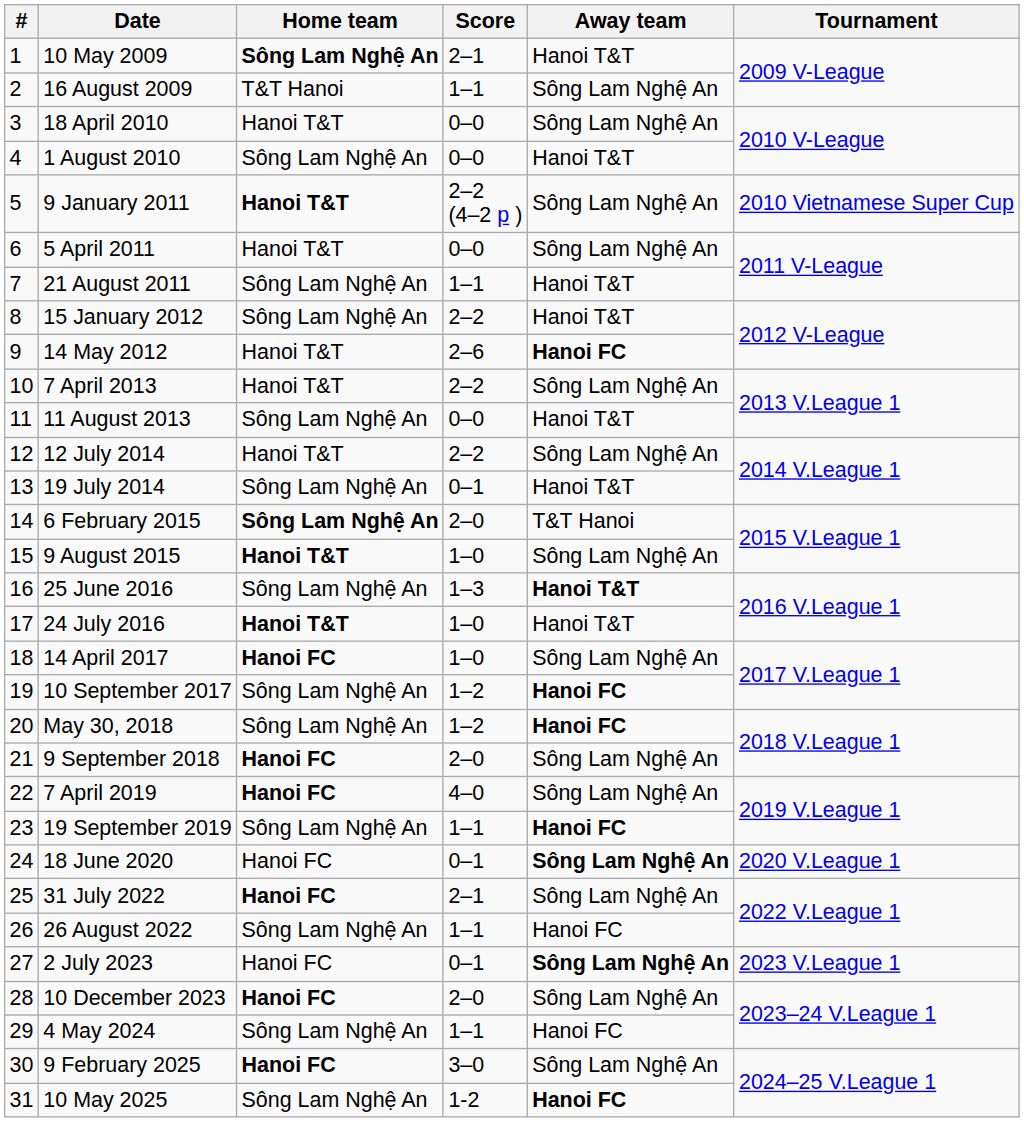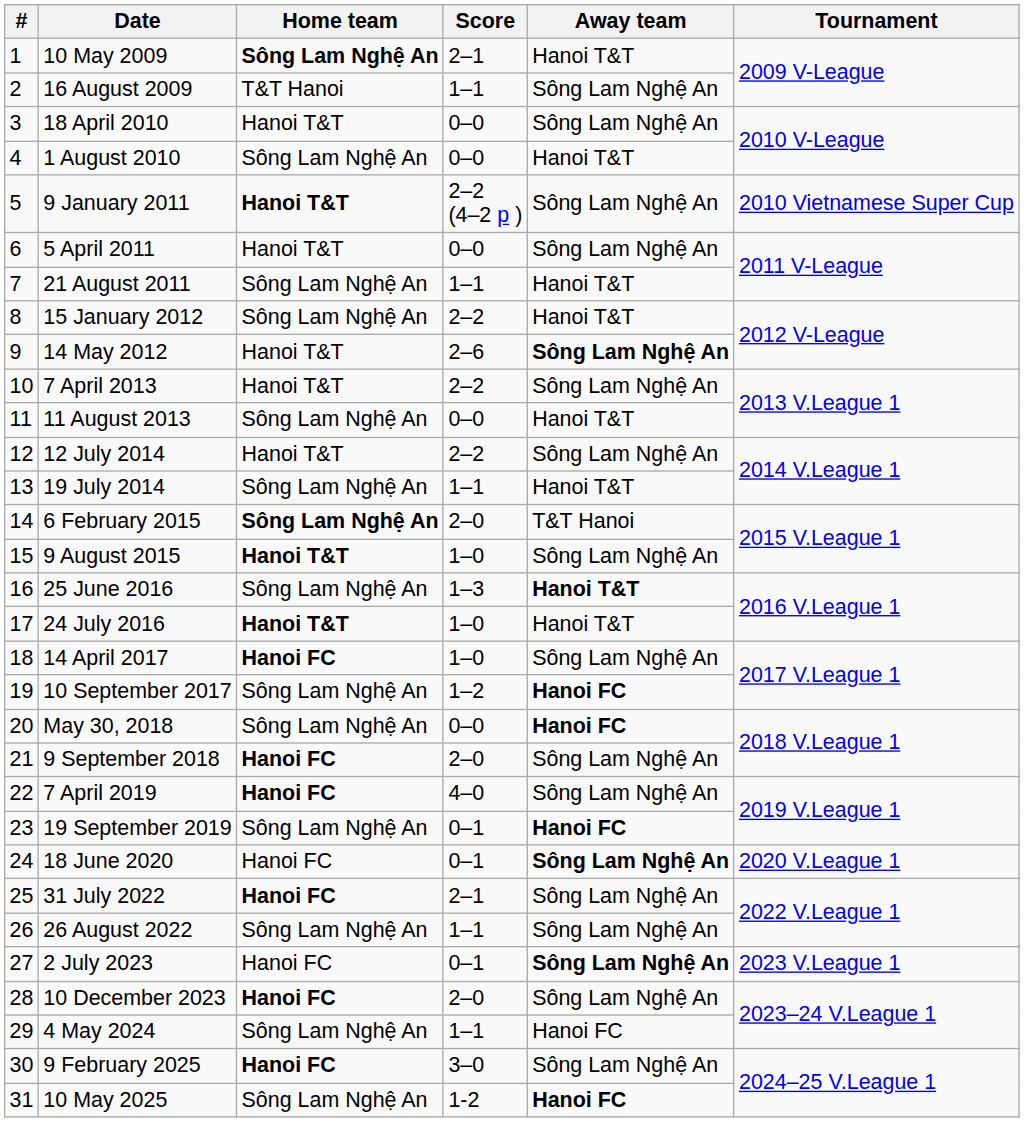(579, 351) Hanoi FC -> (631, 351) Sông Lam Nghệ An
(466, 487) 0–1 -> (466, 487) 1–1
(466, 725) 1–2 -> (466, 725) 0–0
(466, 827) 1–1 -> (466, 827) 0–1
(577, 929) Hanoi FC -> (625, 929) Sông Lam Nghệ An
